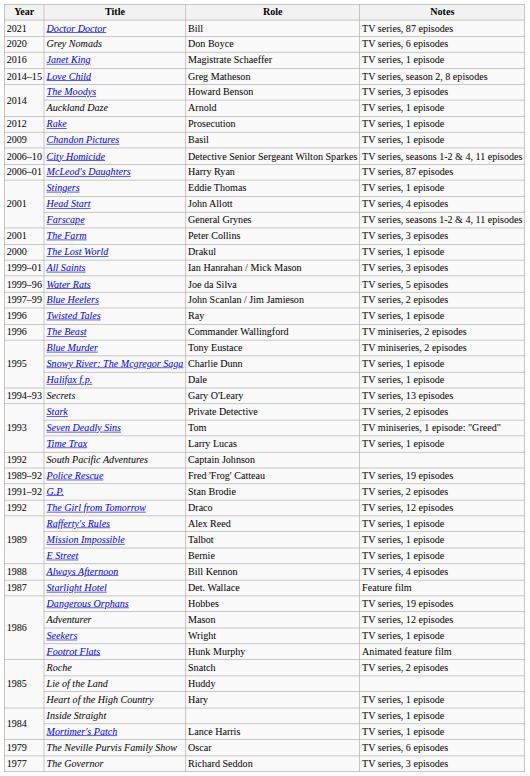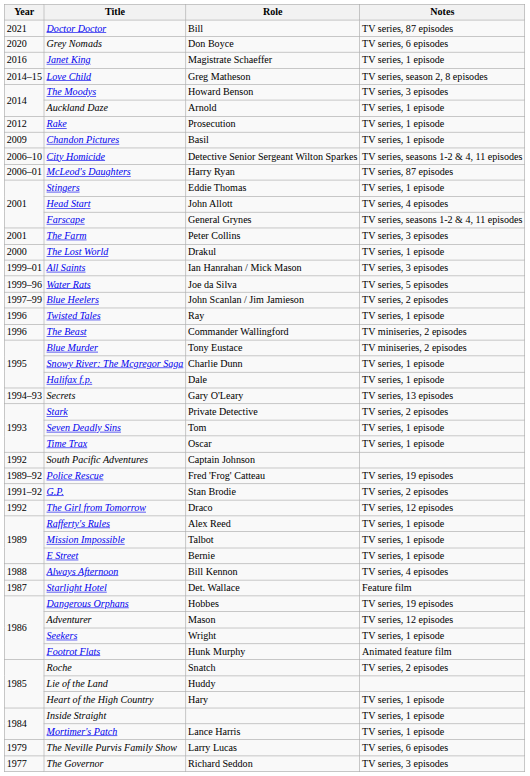(431, 428) TV miniseries, 1 episode: "Greed" -> (403, 428) TV series, 1 episode
(212, 444) Larry Lucas -> (200, 444) Oscar
(200, 747) Oscar -> (212, 747) Larry Lucas
